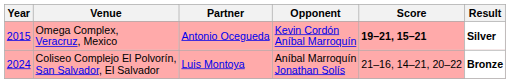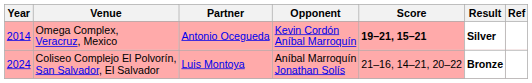+ column: (517, 13)
(19, 36) 2015 -> (19, 36) 2014
